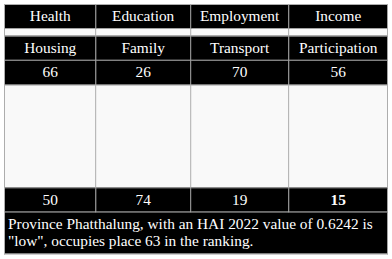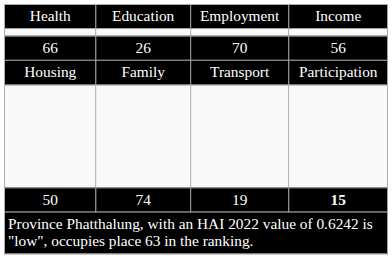rows swapped: (50, 72) <-> (50, 48)
